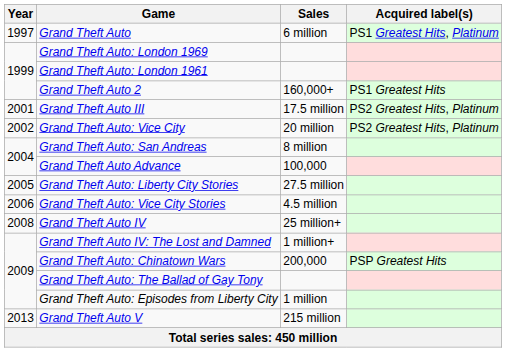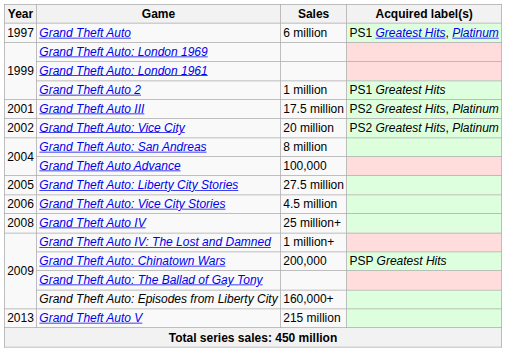(308, 90) 160,000+ -> (305, 90) 1 million
(305, 299) 1 million -> (308, 299) 160,000+
